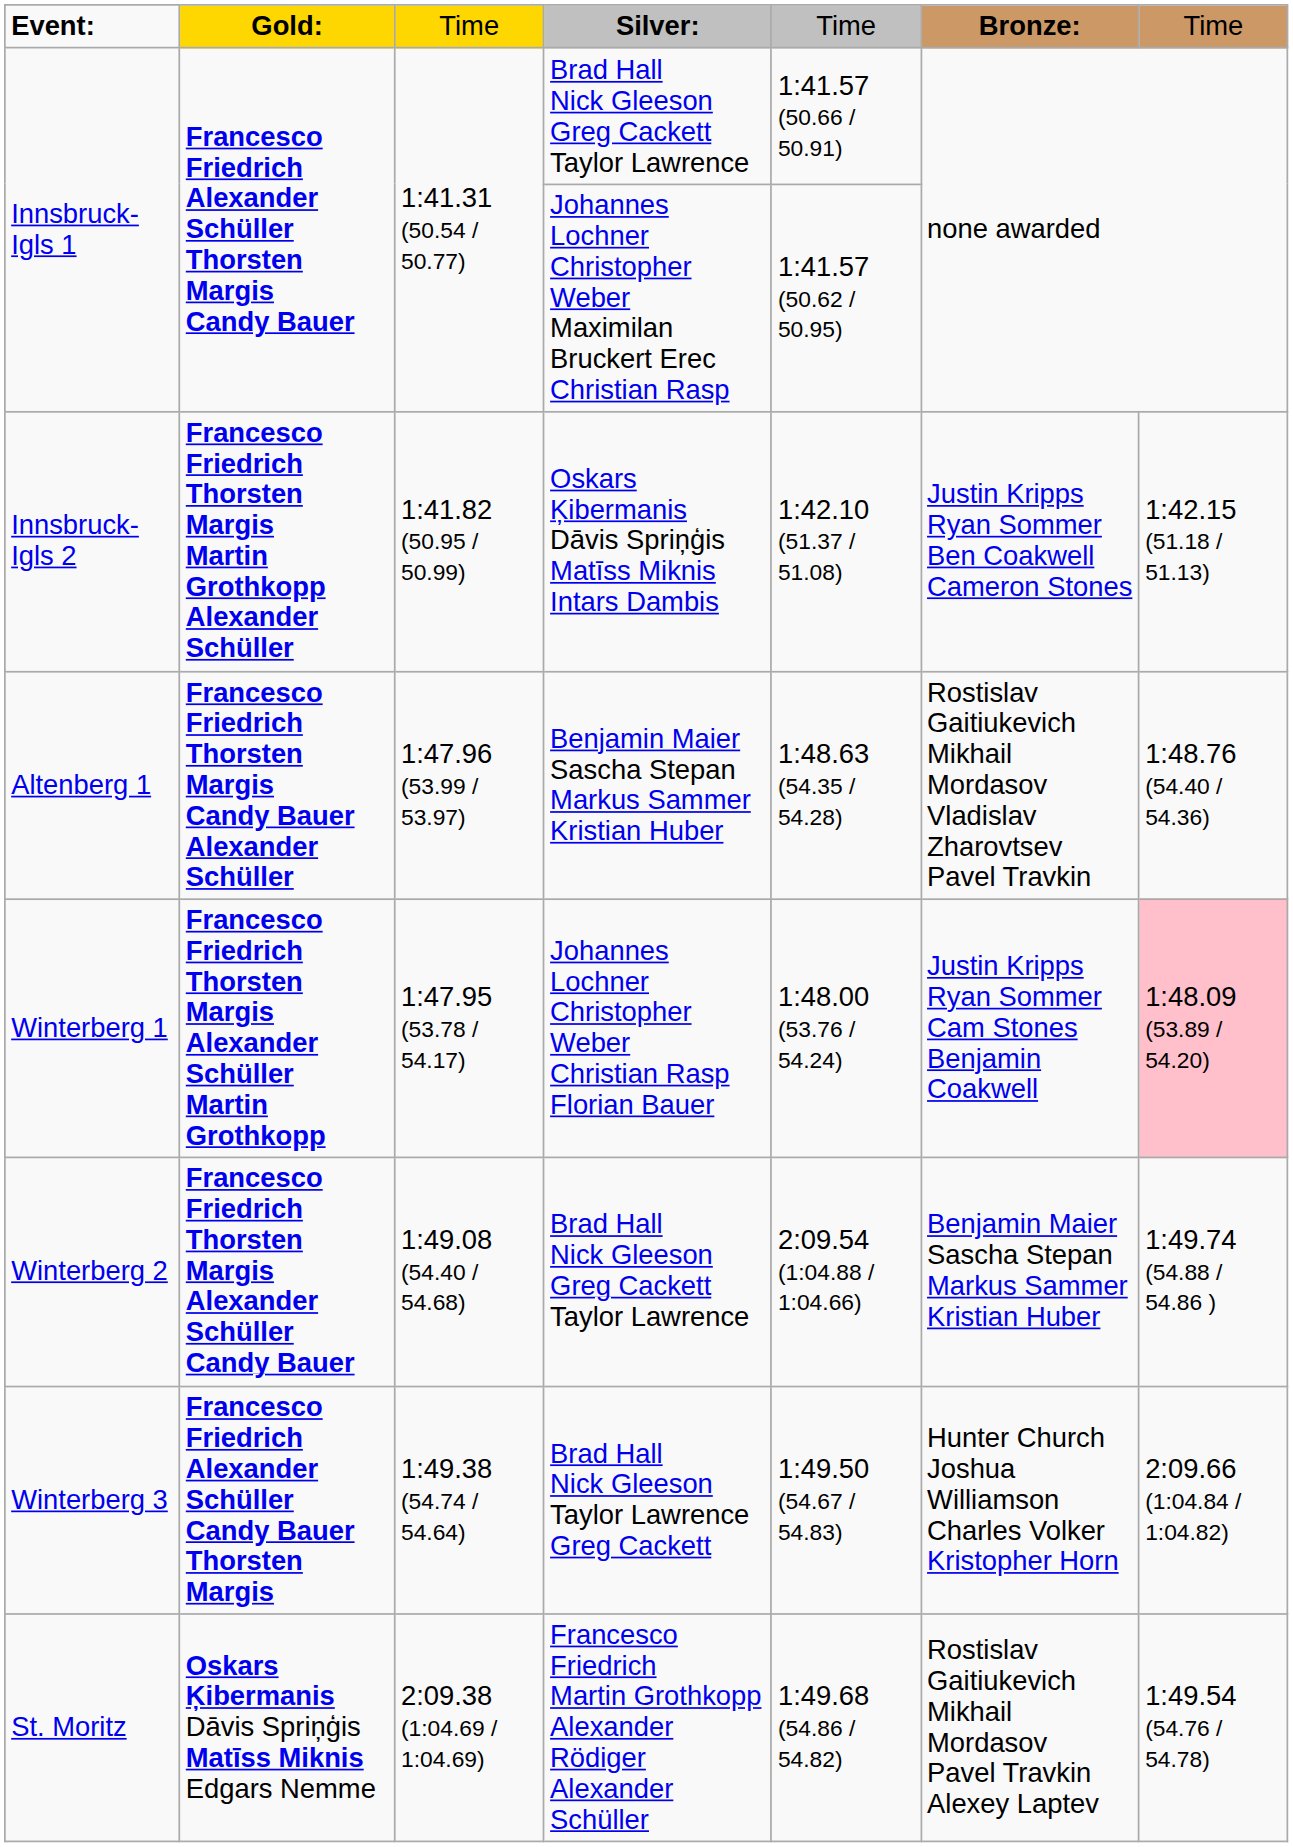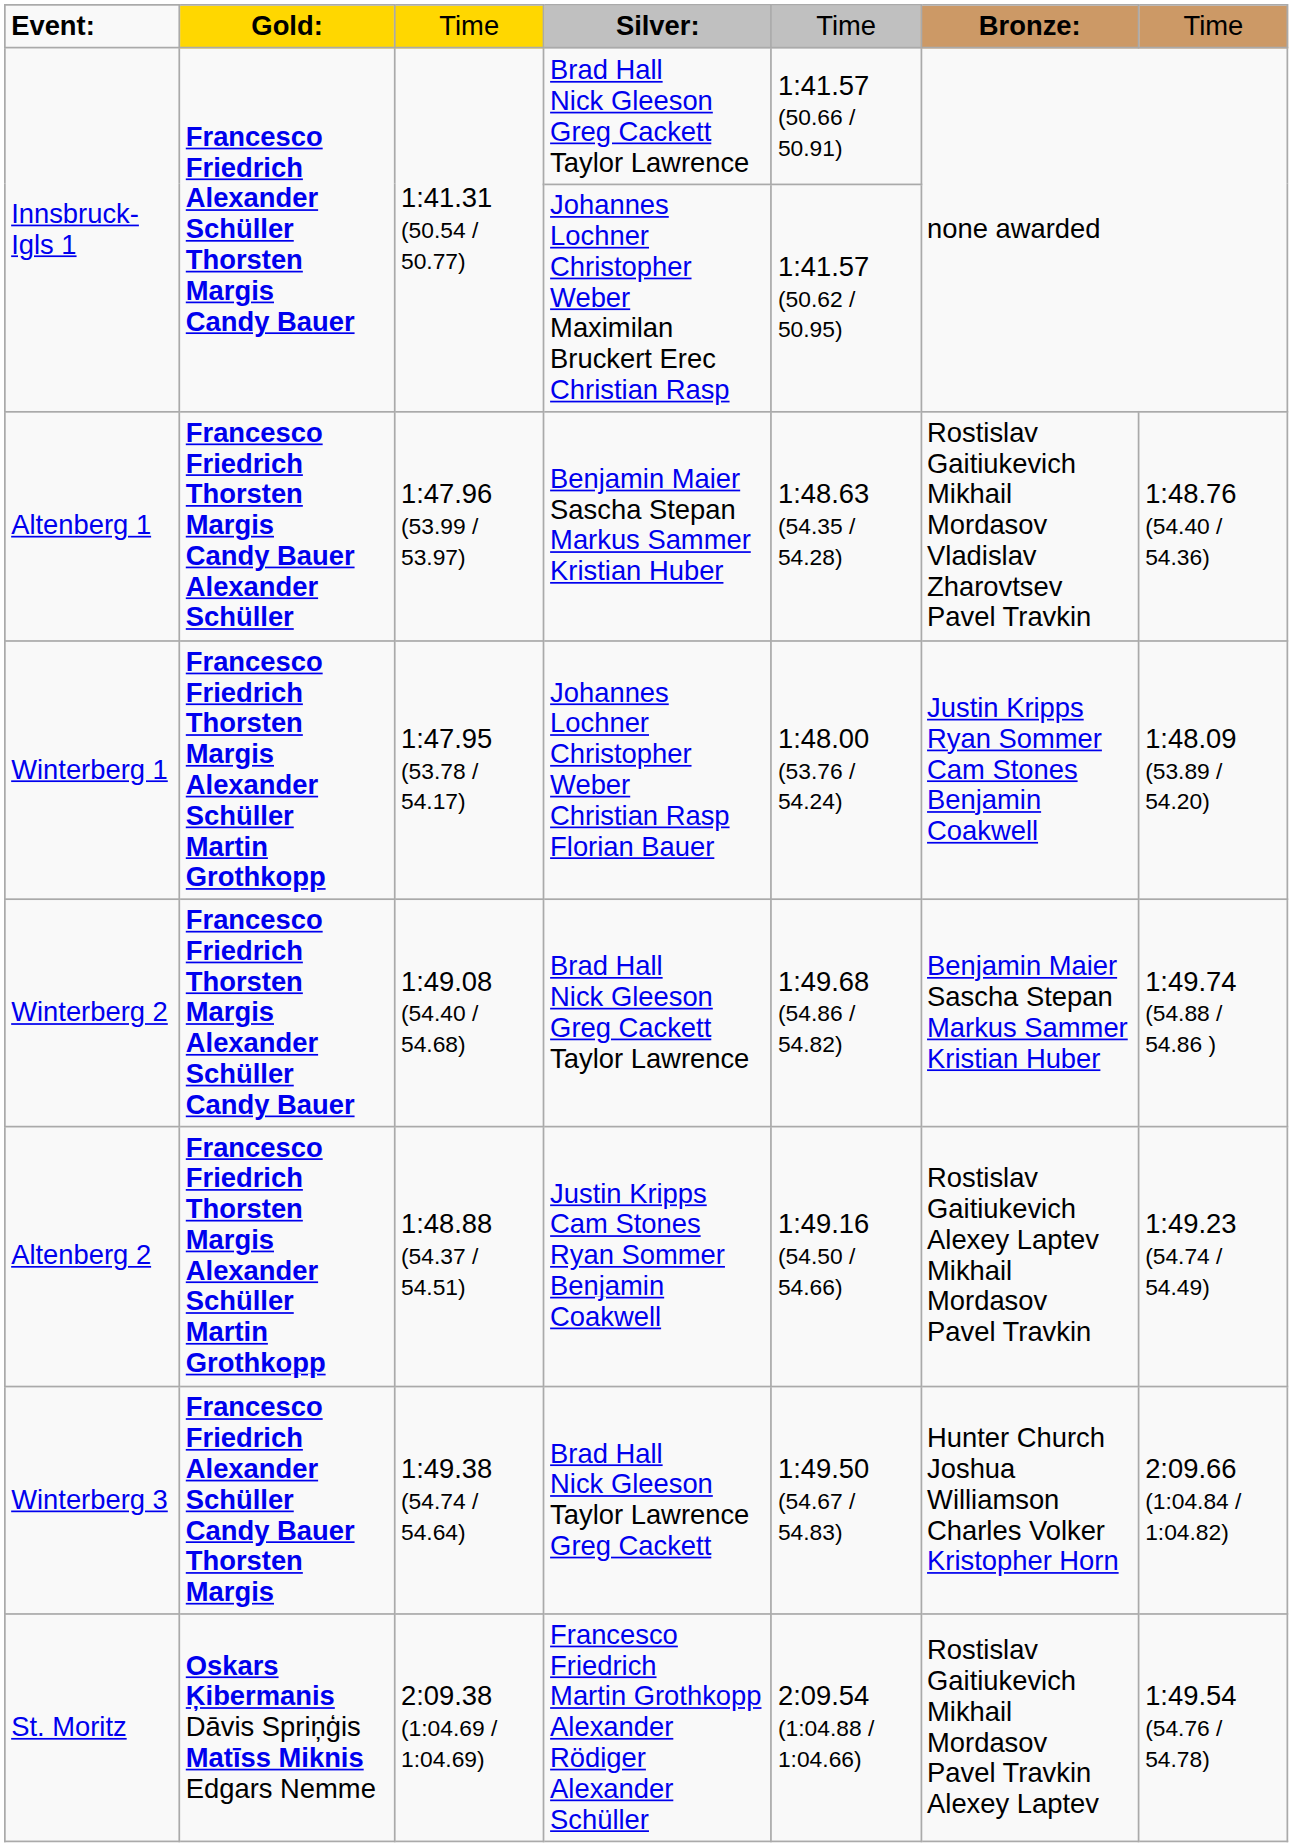- row: (75, 541)
(1191, 1028) pink background -> (1191, 769) no background
(826, 1271) 2:09.54 (1:04.88 / 1:04.66) -> (824, 1012) 1:49.68 (54.86 / 54.82)
+ row: (81, 1256)
(824, 1727) 1:49.68 (54.86 / 54.82) -> (826, 1727) 2:09.54 (1:04.88 / 1:04.66)
